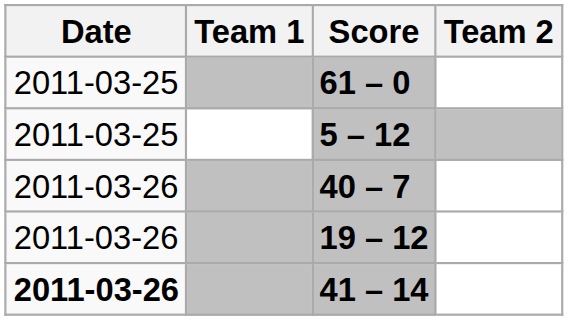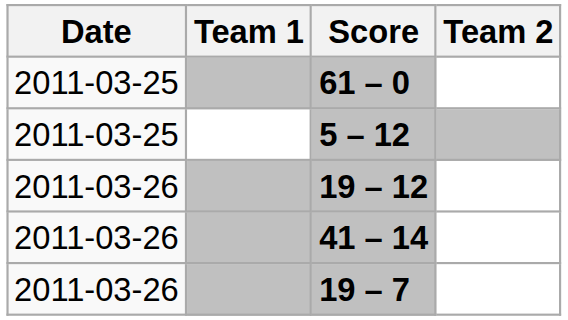- row: (365, 186)
(96, 290) bold -> (96, 238) normal
+ row: (365, 290)
